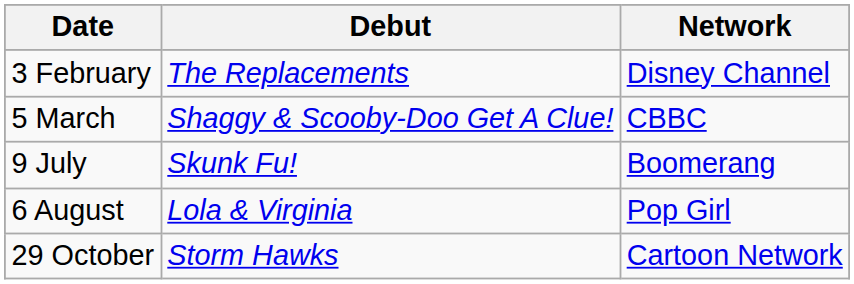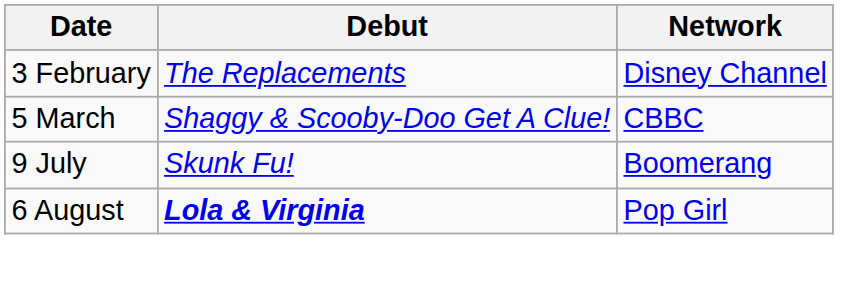(260, 210) normal -> (264, 210) bold
- row: (83, 255)
